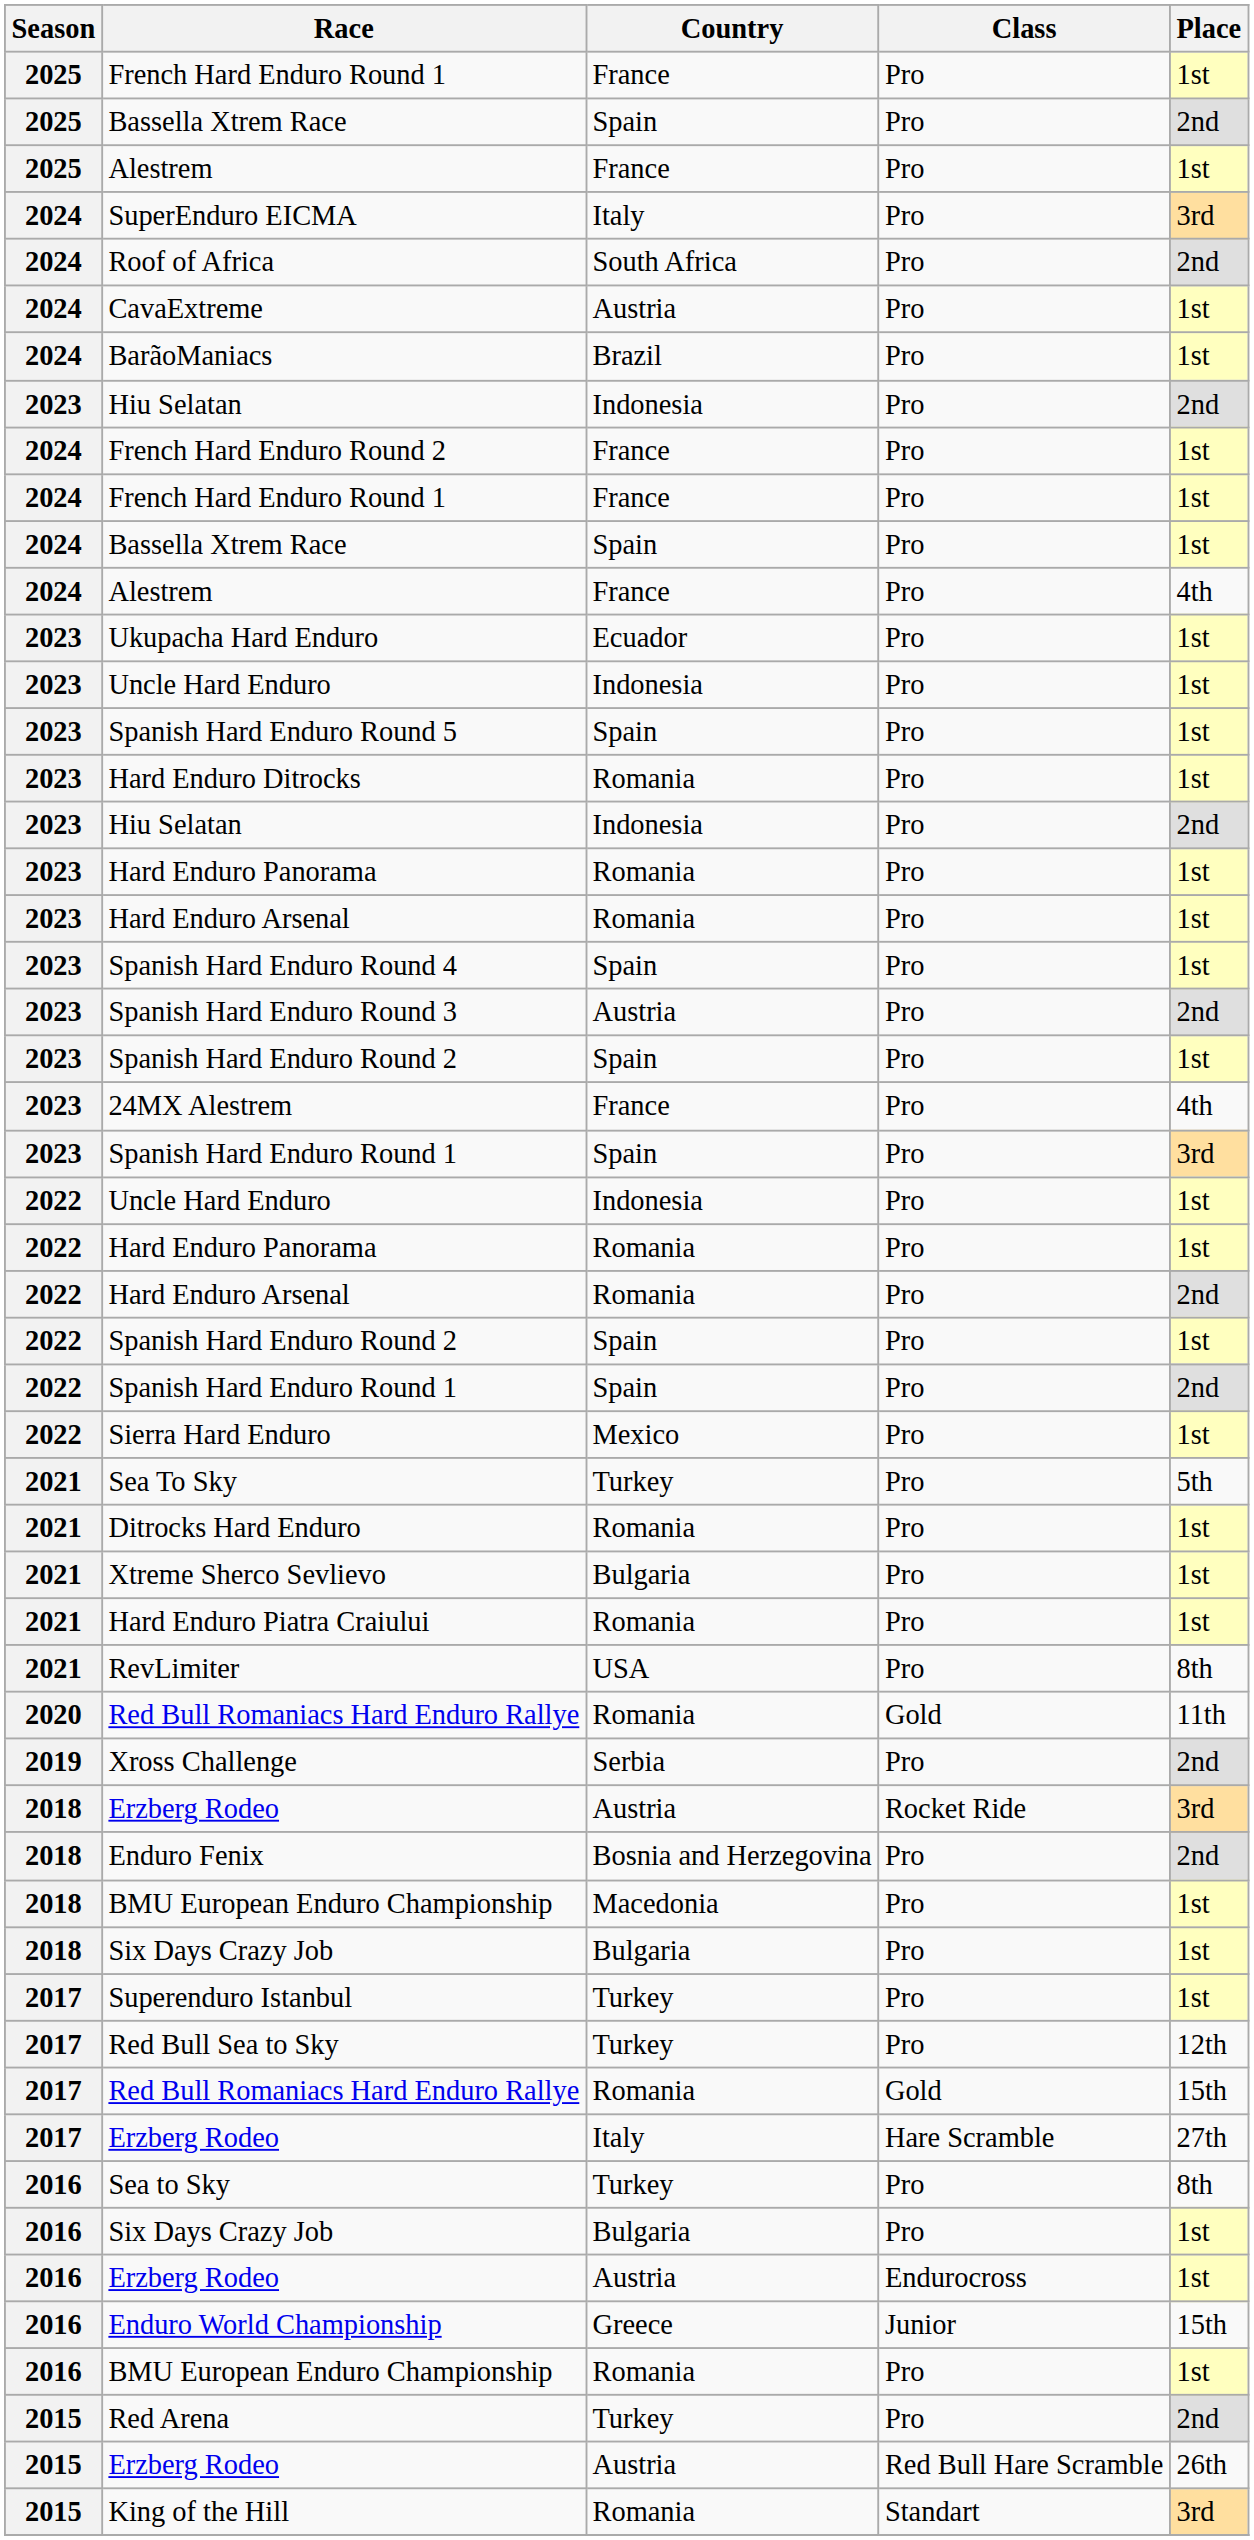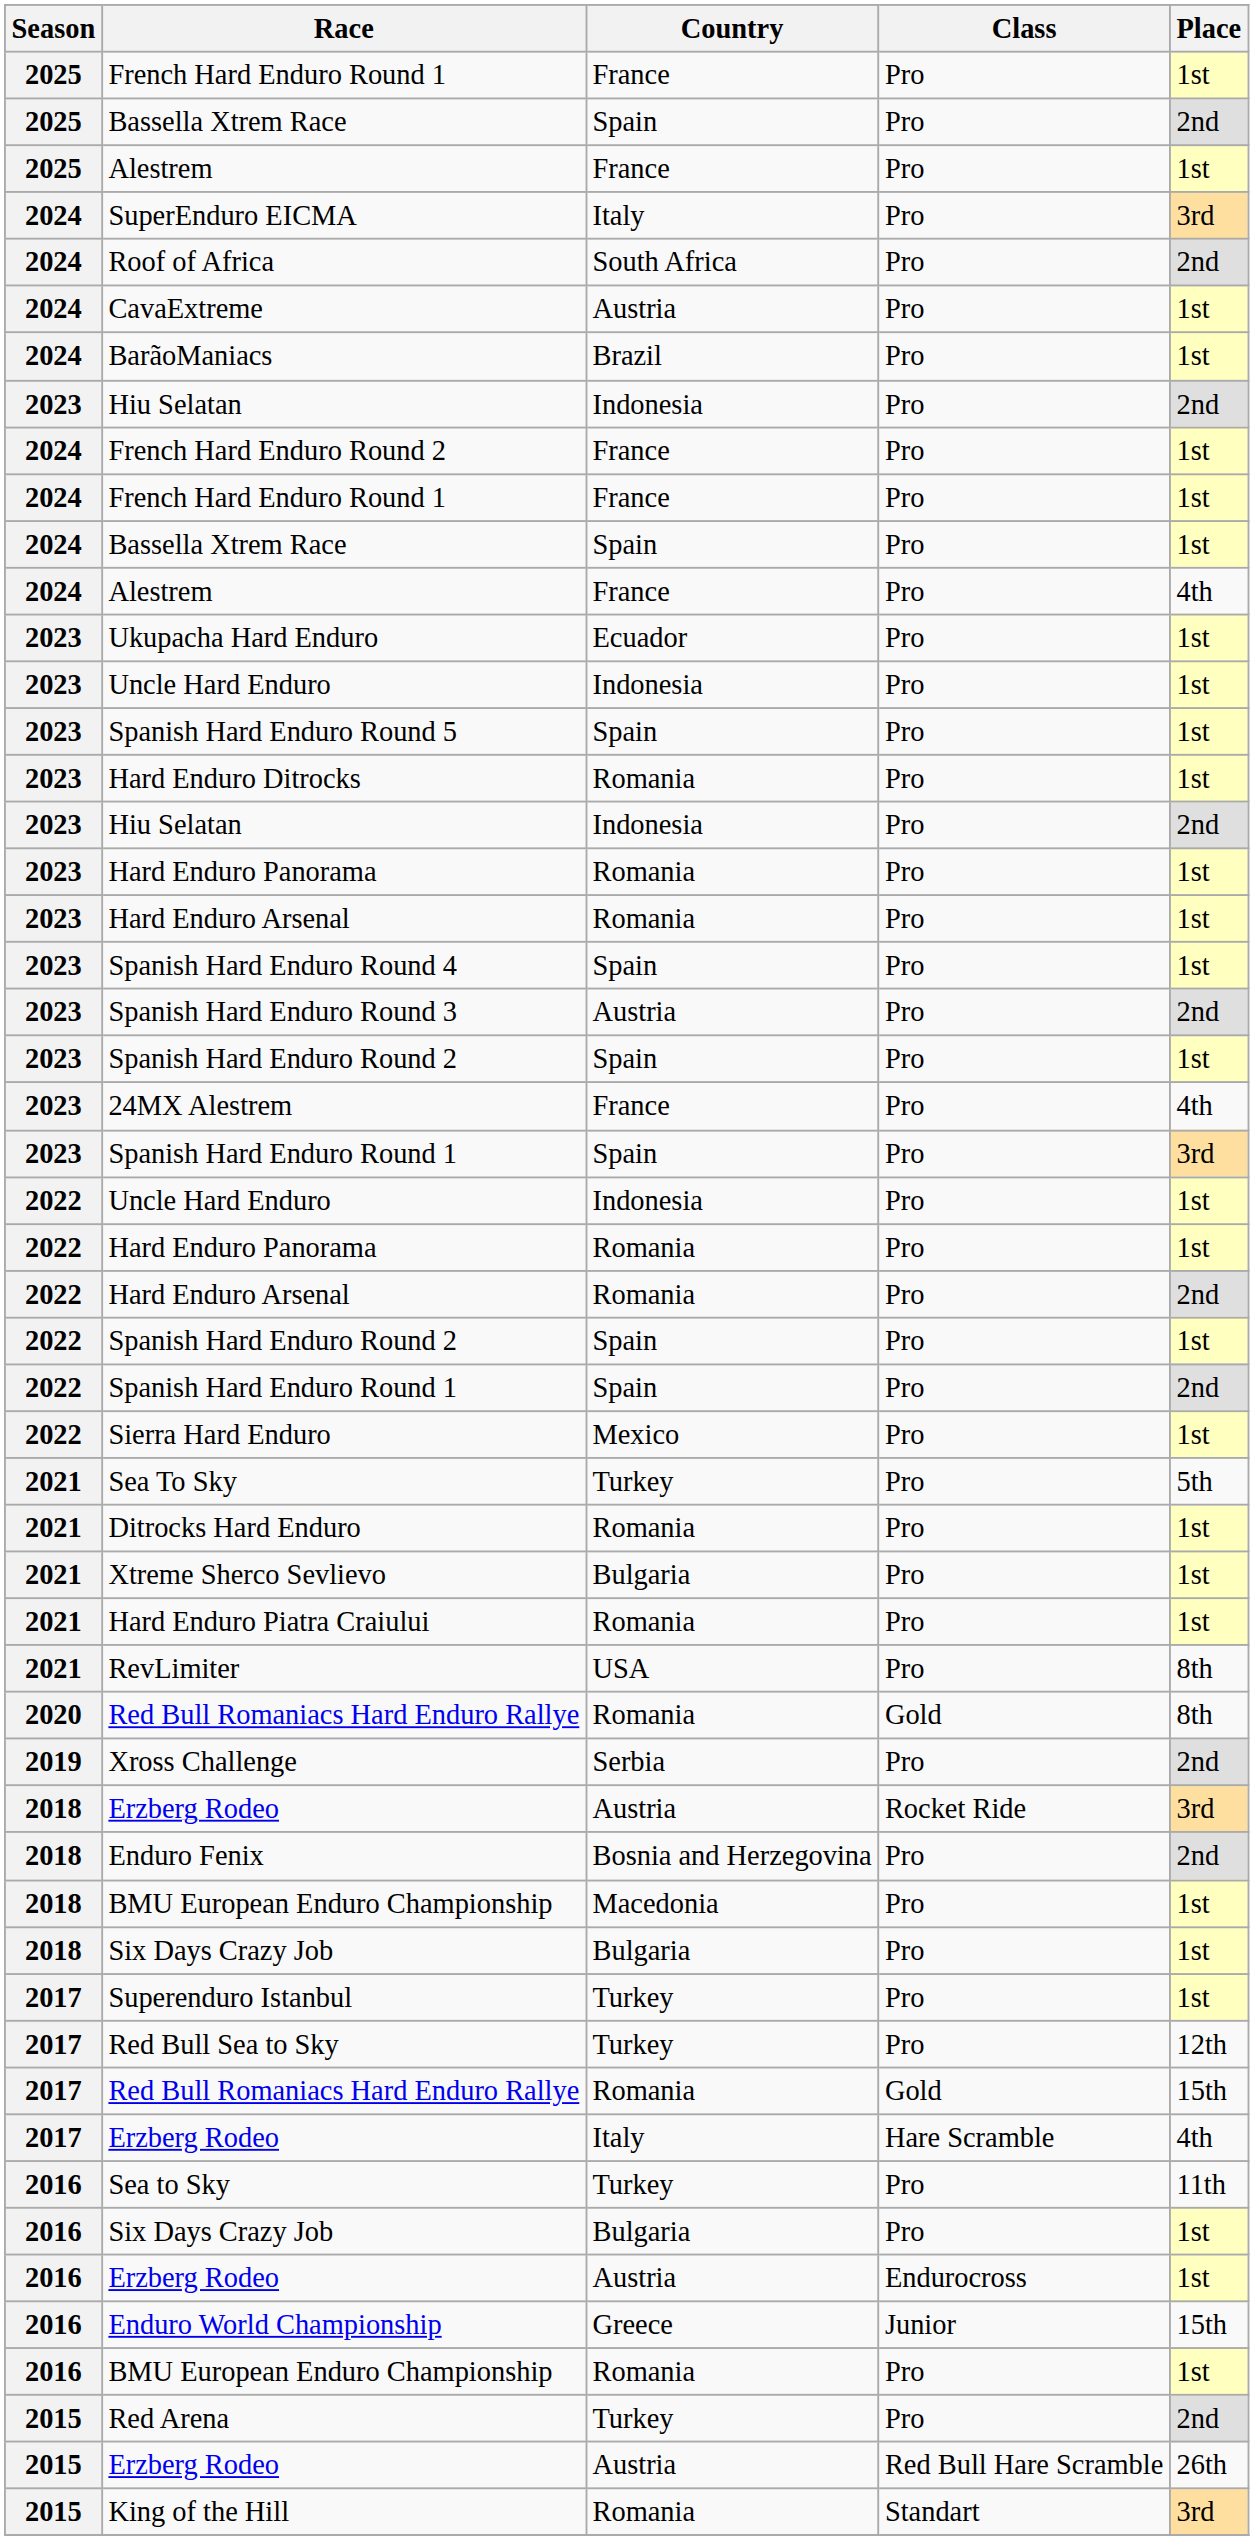(1201, 1715) 11th -> (1195, 1715) 8th
(1202, 2137) 27th -> (1195, 2137) 4th
(1195, 2183) 8th -> (1201, 2183) 11th
